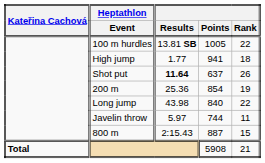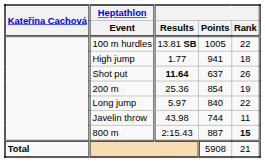(177, 103) 43.98 -> (177, 103) 5.97
(177, 118) 5.97 -> (177, 118) 43.98
(245, 133) normal -> (245, 133) bold
